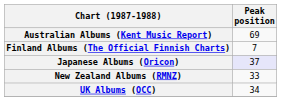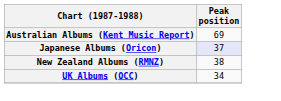- row: (118, 49)
(255, 76) 33 -> (219, 62) 38
